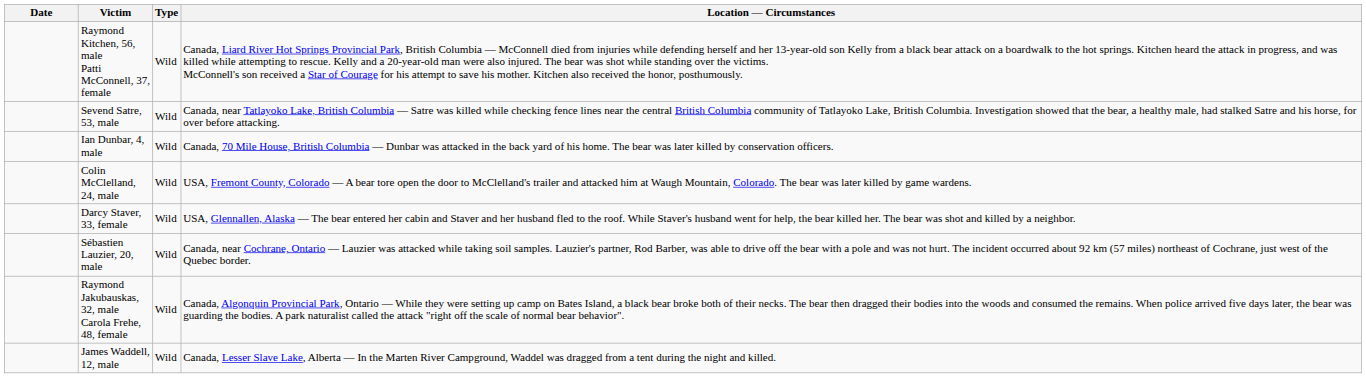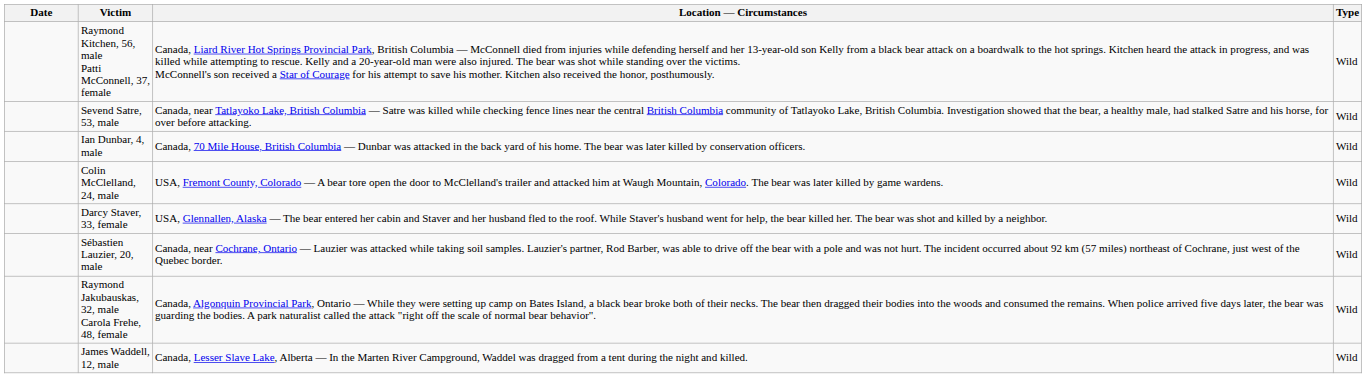columns swapped: (167, 13) <-> (771, 13)
